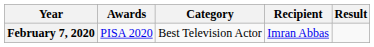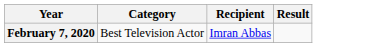- column: (126, 14)
